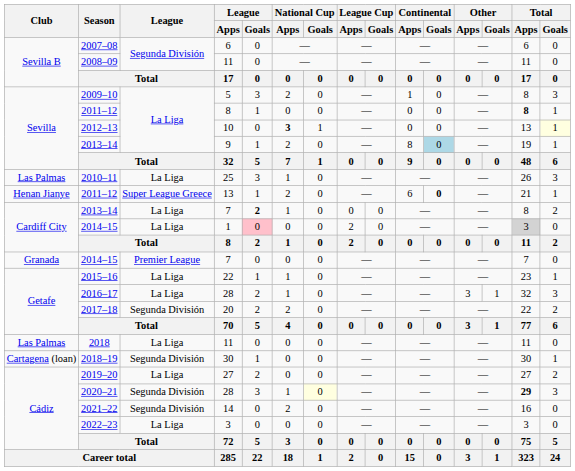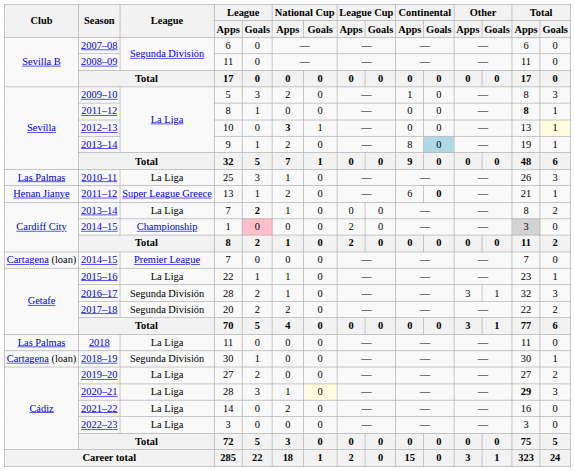(167, 227) La Liga -> (167, 227) Championship
(42, 260) Granada -> (42, 260) Cartagena (loan)
(167, 293) La Liga -> (167, 293) Segunda División
(167, 392) Segunda División -> (167, 392) La Liga
(167, 408) Segunda División -> (167, 408) La Liga
